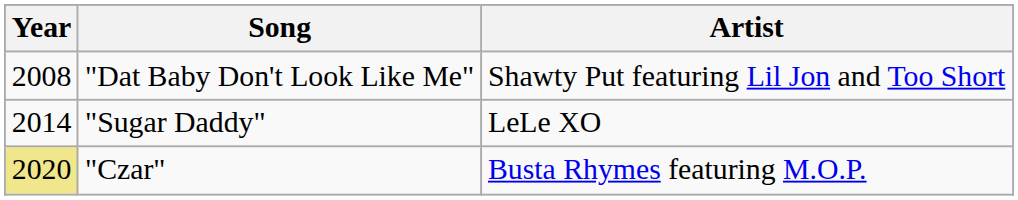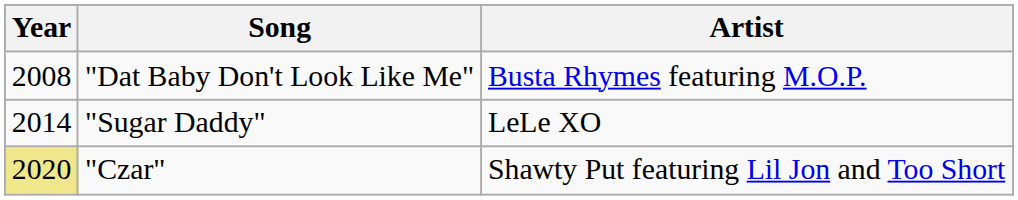(747, 75) Shawty Put featuring Lil Jon and Too Short -> (677, 75) Busta Rhymes featuring M.O.P.
(677, 169) Busta Rhymes featuring M.O.P. -> (747, 169) Shawty Put featuring Lil Jon and Too Short
